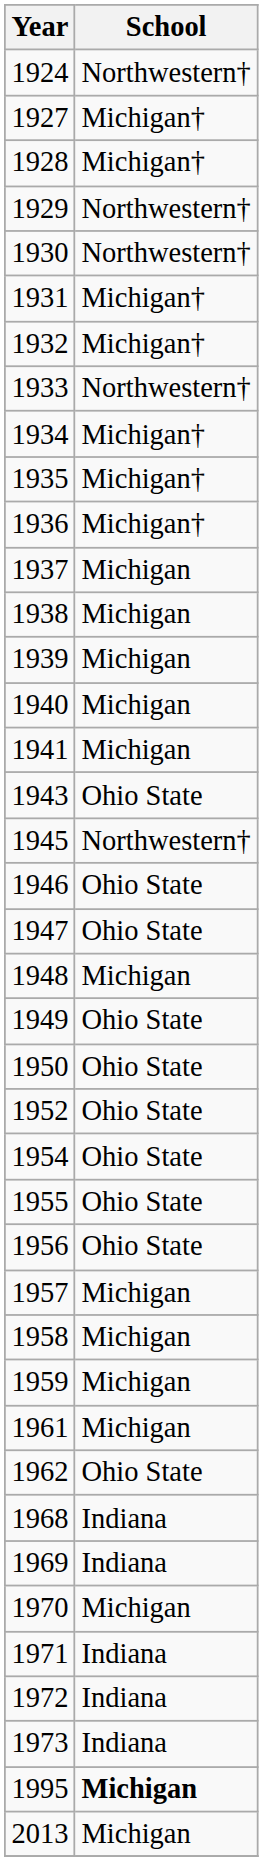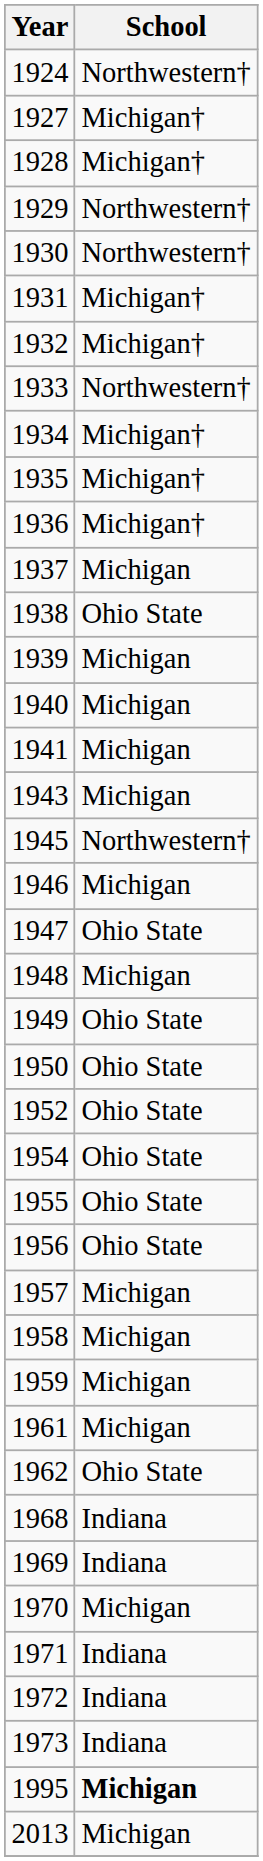(136, 614) Michigan -> (142, 614) Ohio State
(142, 794) Ohio State -> (136, 794) Michigan
(142, 885) Ohio State -> (136, 885) Michigan
